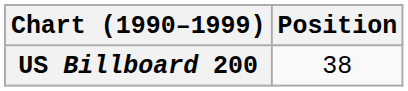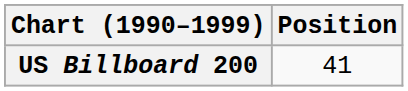(337, 66) 38 -> (337, 66) 41
